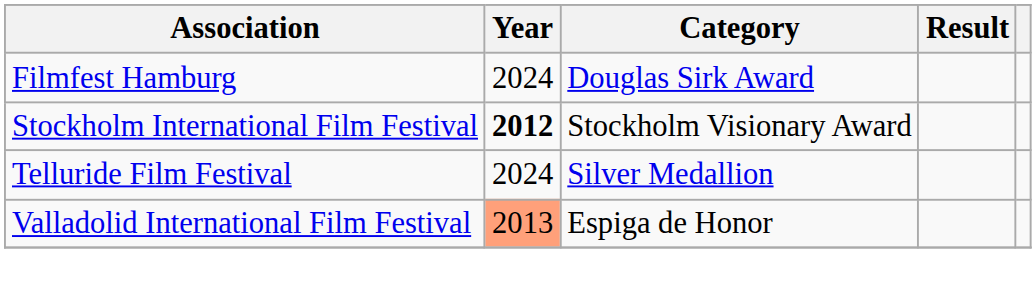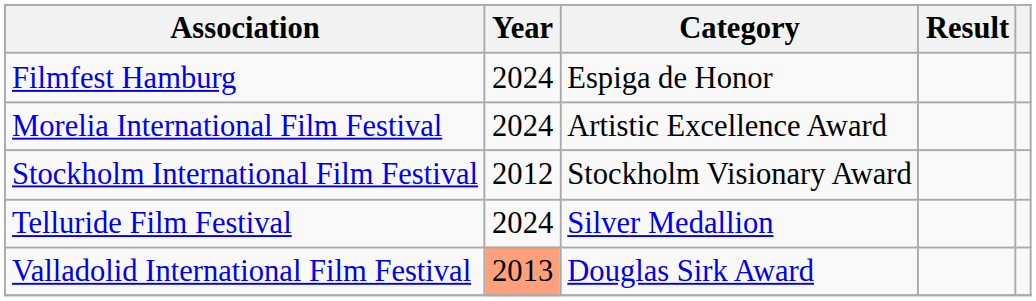(691, 77) Douglas Sirk Award -> (670, 77) Espiga de Honor
+ row: (227, 125)
(523, 125) bold -> (523, 174) normal
(670, 222) Espiga de Honor -> (691, 271) Douglas Sirk Award
